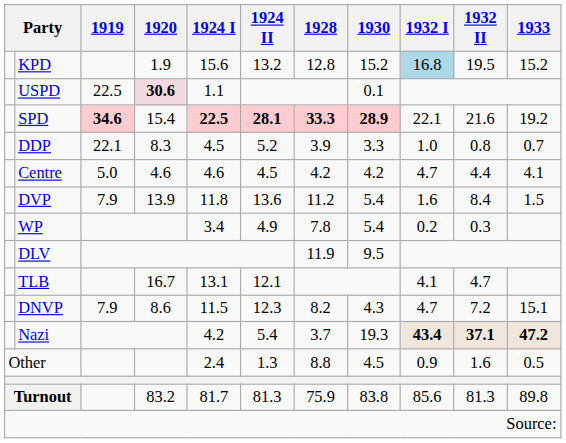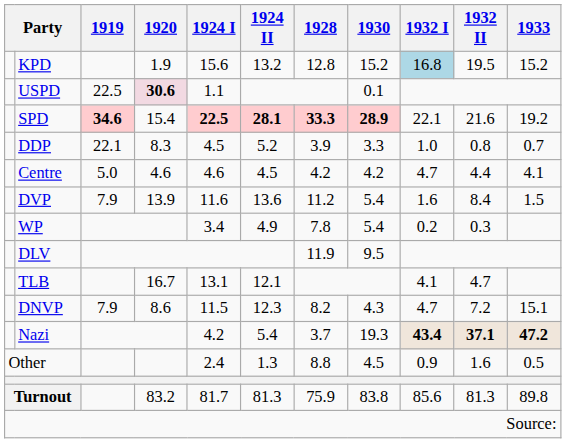(214, 200) 11.8 -> (214, 200) 11.6
